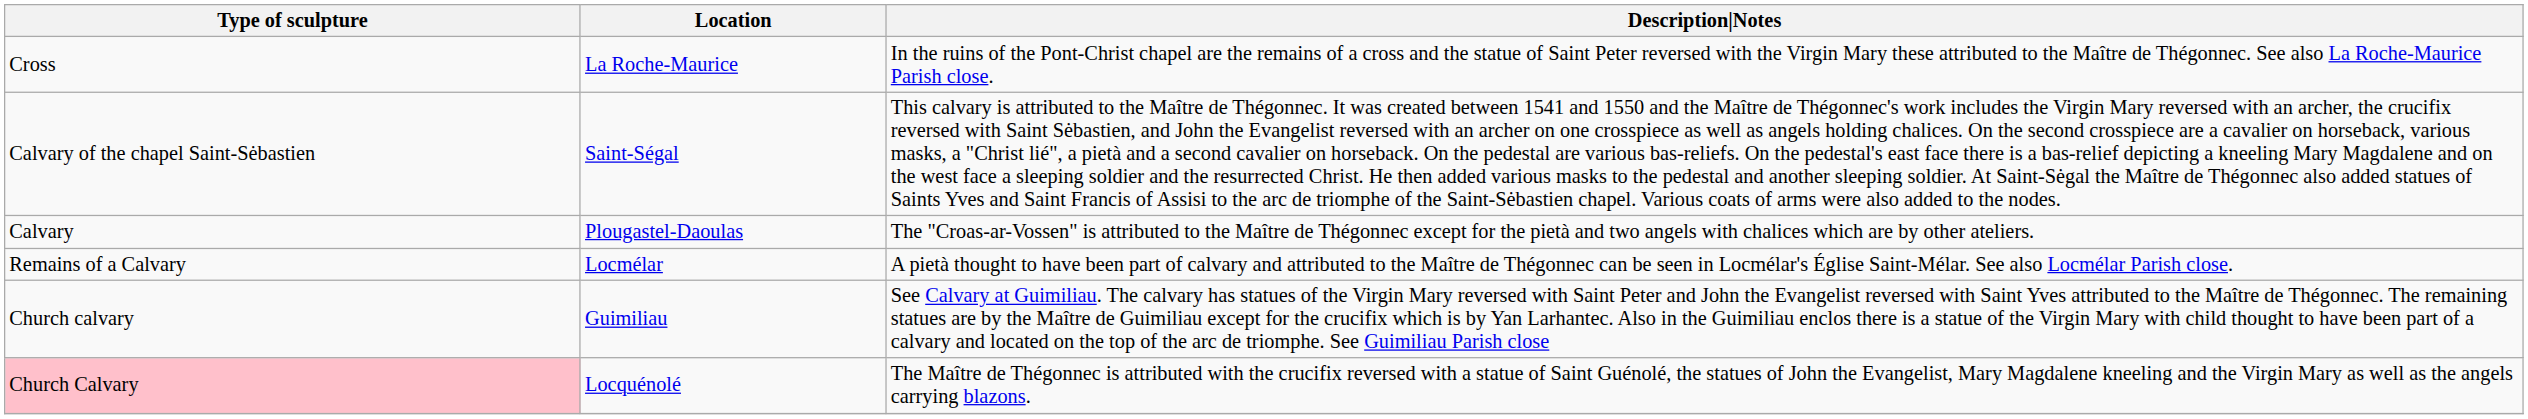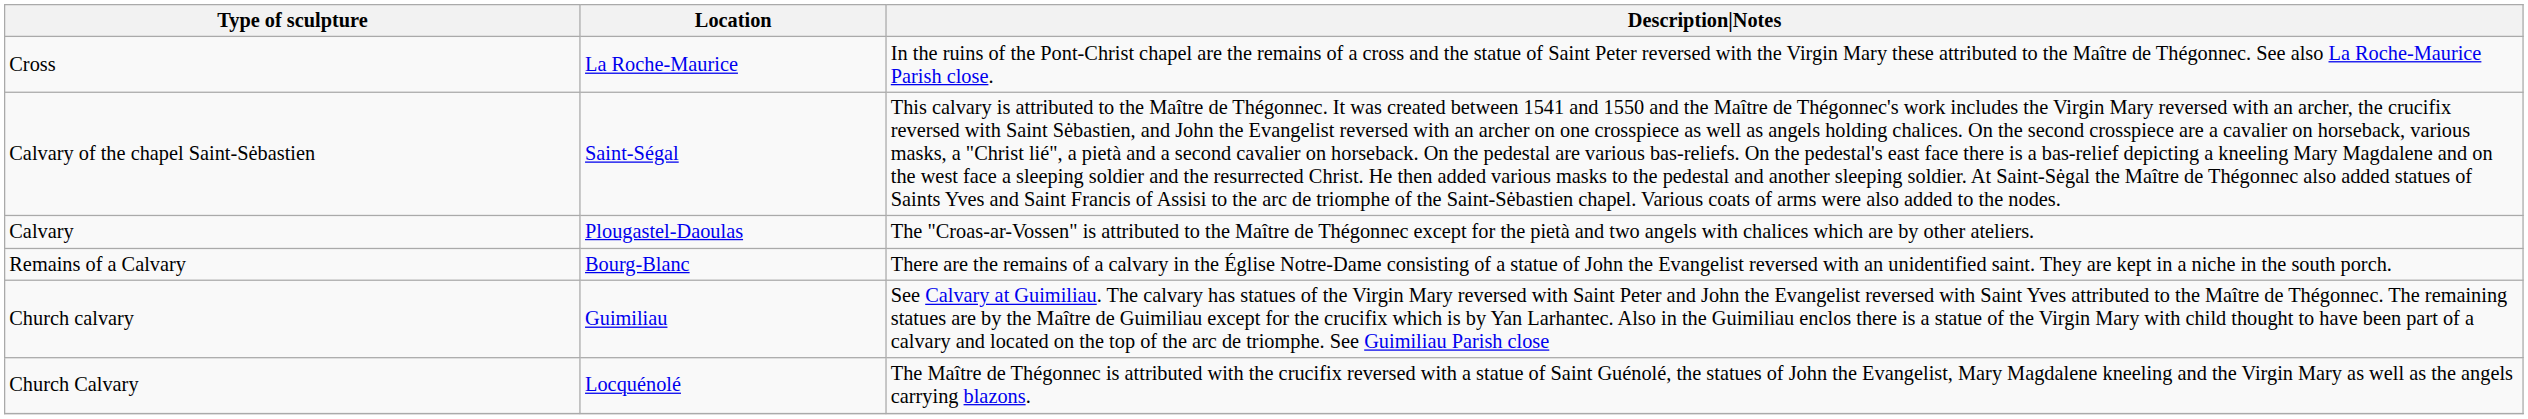- row: (624, 263)
+ row: (637, 263)
(74, 385) pink background -> (74, 385) no background
